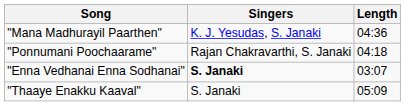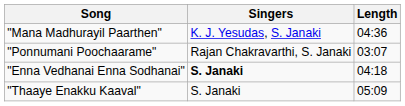(372, 52) 04:18 -> (372, 52) 03:07
(372, 71) 03:07 -> (372, 71) 04:18
